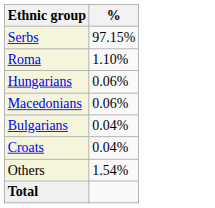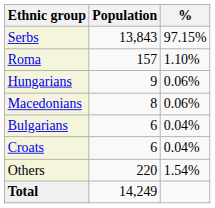+ column: (125, 15)
